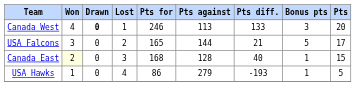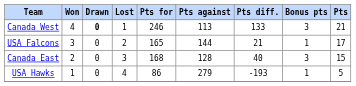(341, 27) 20 -> (341, 27) 21
(307, 43) 5 -> (307, 43) 1
(72, 58) lightyellow background -> (72, 58) no background
(307, 58) 1 -> (307, 58) 3
